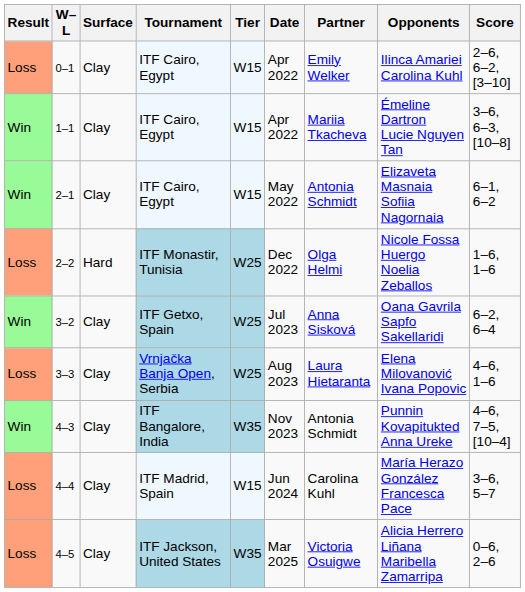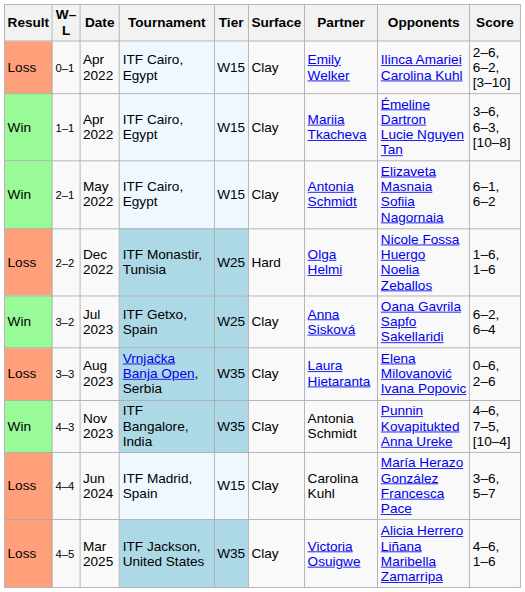columns swapped: (285, 22) <-> (108, 22)
(248, 374) W25 -> (231, 374) W35
(486, 374) 4–6, 1–6 -> (486, 374) 0–6, 2–6
(486, 553) 0–6, 2–6 -> (486, 553) 4–6, 1–6
